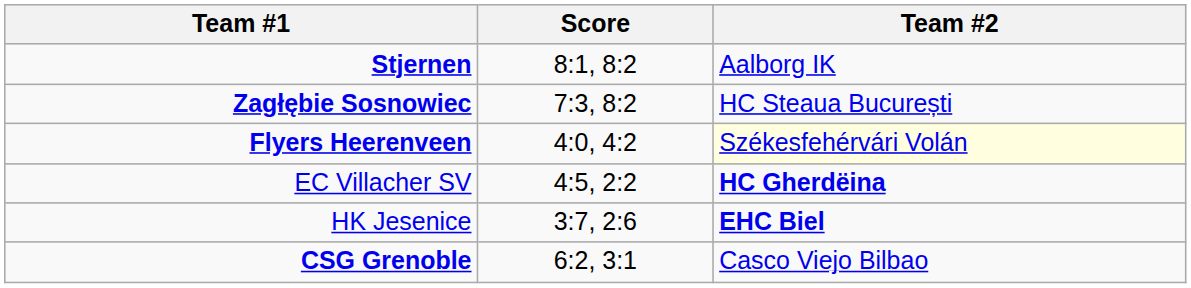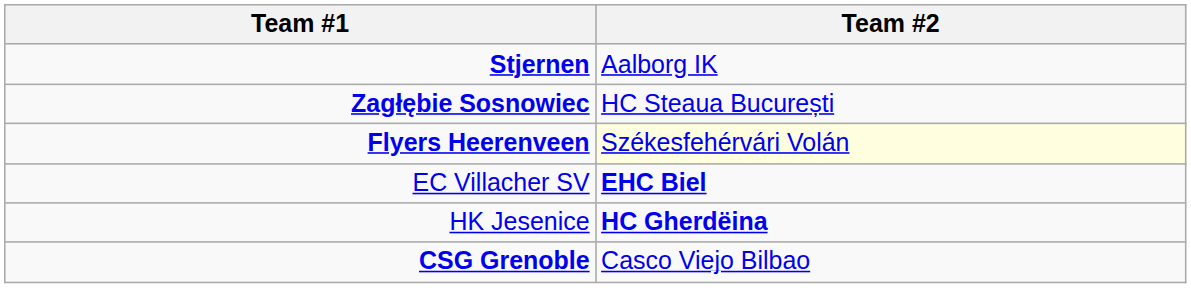- column: (595, 24)
(802, 182) HC Gherdëina -> (654, 182) EHC Biel
(772, 222) EHC Biel -> (684, 222) HC Gherdëina
